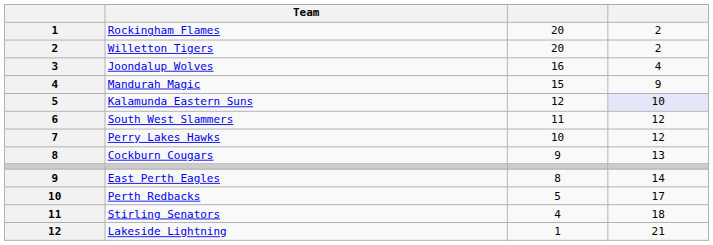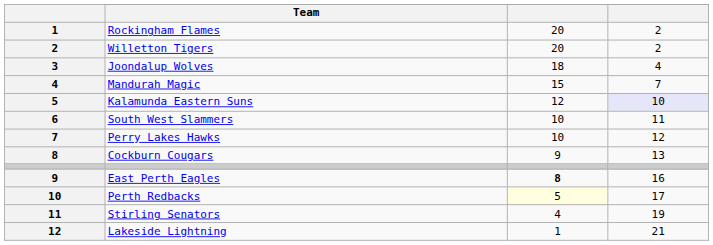(558, 67) 16 -> (558, 67) 18
(658, 85) 9 -> (658, 85) 7
(558, 120) 11 -> (558, 120) 10
(658, 120) 12 -> (658, 120) 11
(558, 179) normal -> (558, 179) bold
(658, 179) 14 -> (658, 179) 16
(558, 196) no background -> (558, 196) lightyellow background
(658, 214) 18 -> (658, 214) 19
